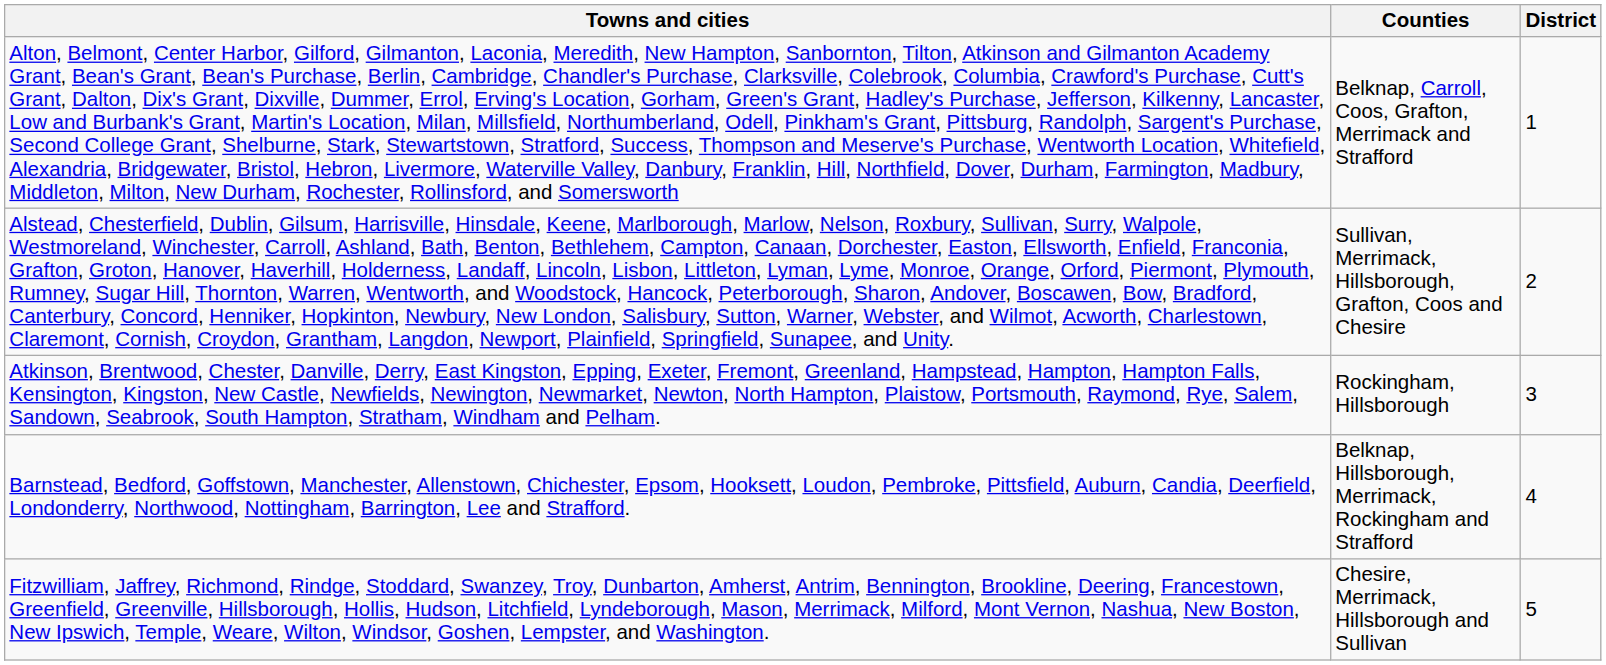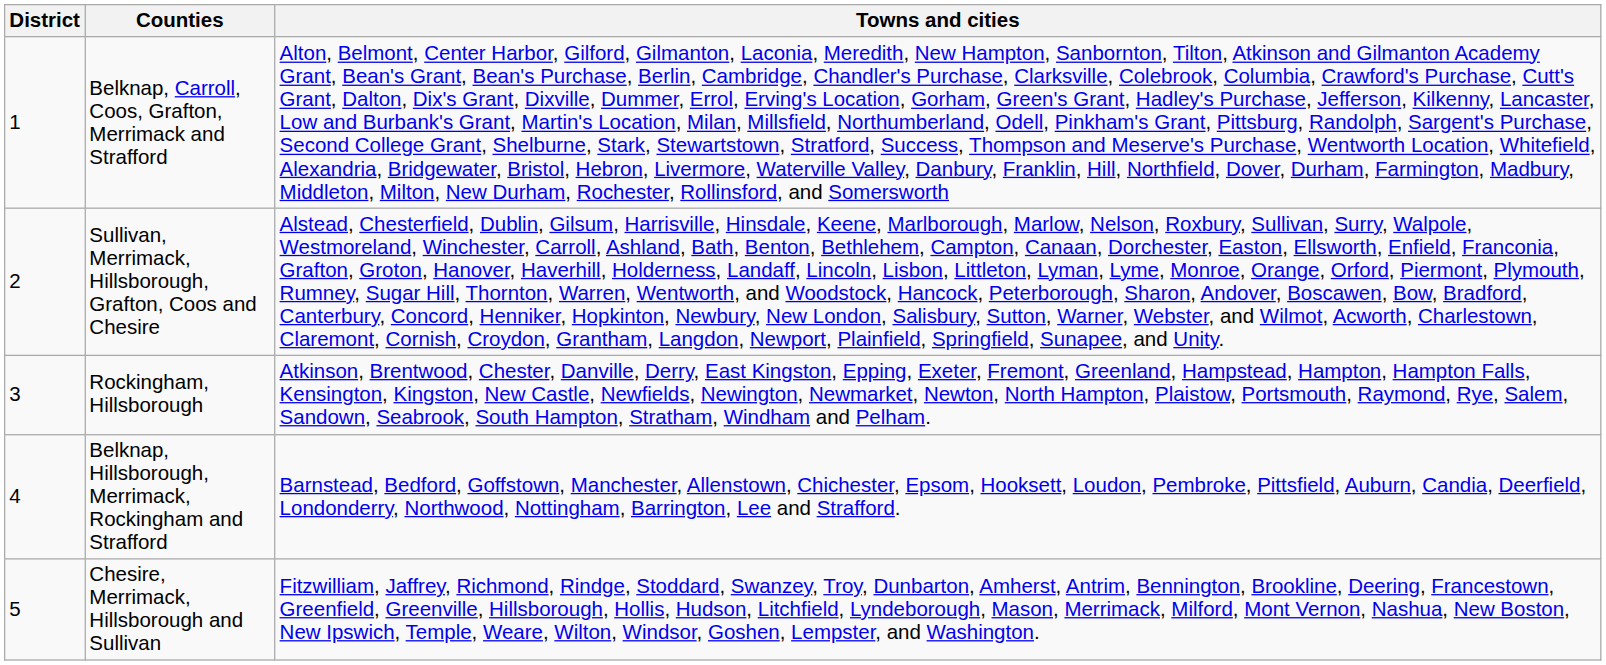columns swapped: (1561, 20) <-> (668, 20)
